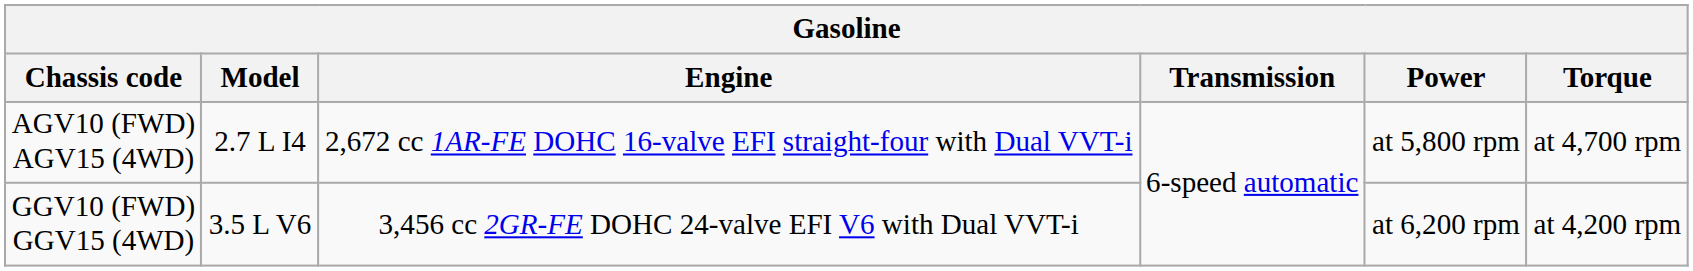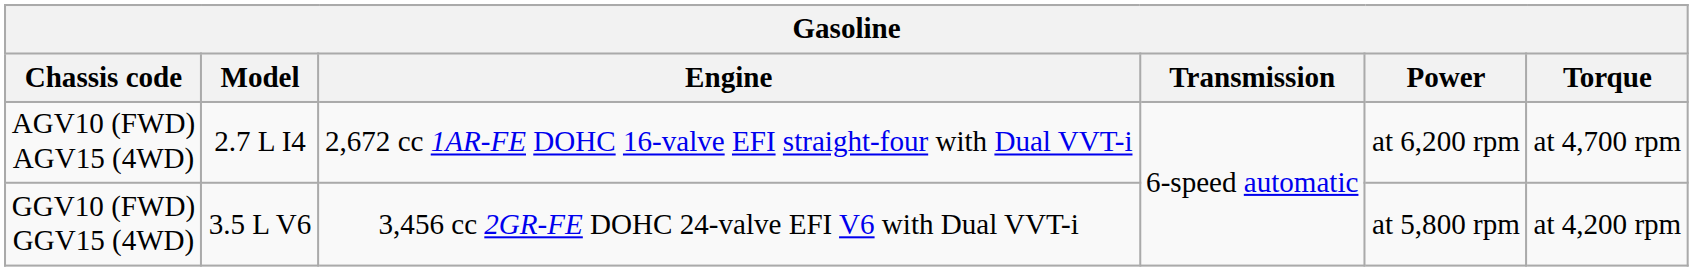(1446, 141) at 5,800 rpm -> (1446, 141) at 6,200 rpm
(1446, 224) at 6,200 rpm -> (1446, 224) at 5,800 rpm
